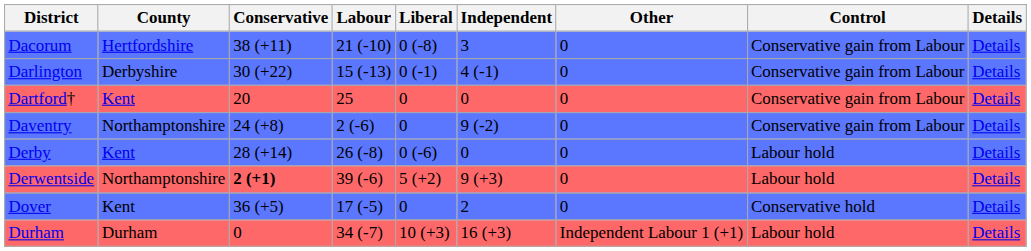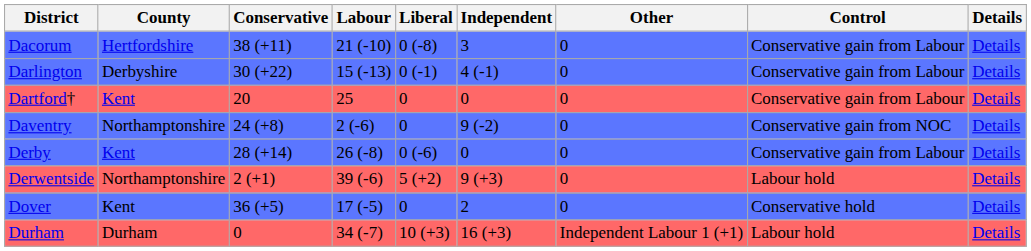(858, 125) Conservative gain from Labour -> (851, 125) Conservative gain from NOC
(793, 152) Labour hold -> (858, 152) Conservative gain from Labour
(254, 179) bold -> (254, 179) normal
